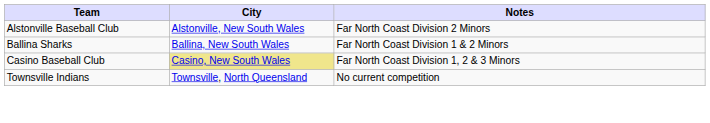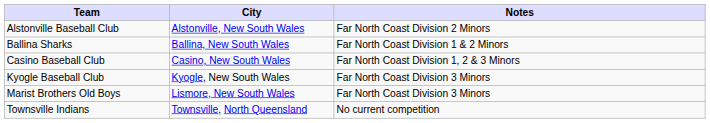(231, 61) khaki background -> (231, 61) no background
+ row: (55, 77)
+ row: (64, 93)
